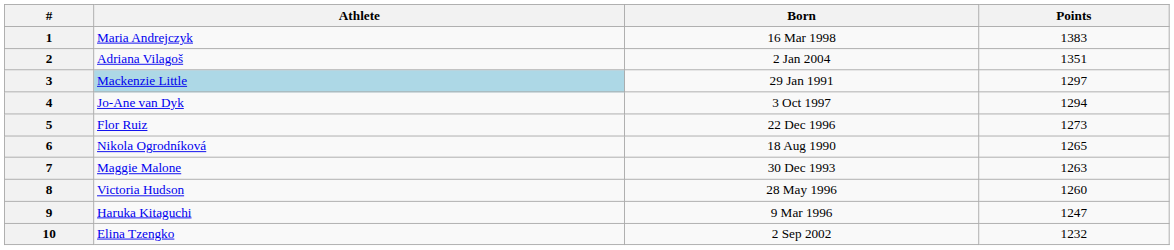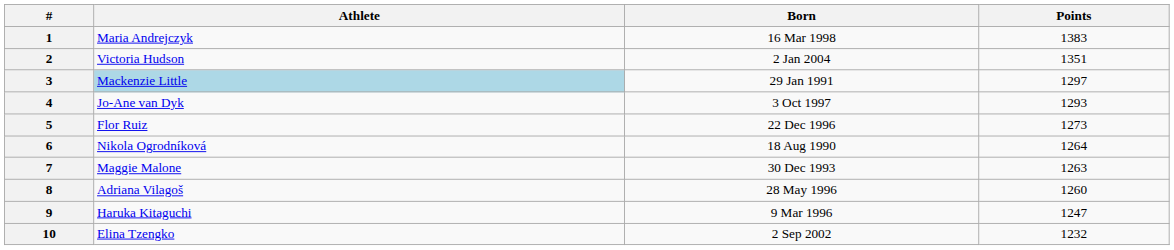(140, 59) Adriana Vilagoš -> (141, 59) Victoria Hudson
(1074, 103) 1294 -> (1074, 103) 1293
(1074, 146) 1265 -> (1074, 146) 1264
(141, 190) Victoria Hudson -> (140, 190) Adriana Vilagoš
